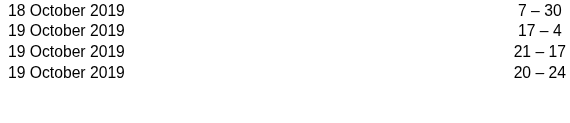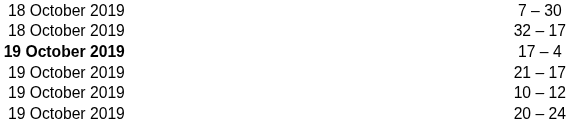+ row: (540, 31)
(66, 31) normal -> (64, 52) bold
+ row: (540, 93)
